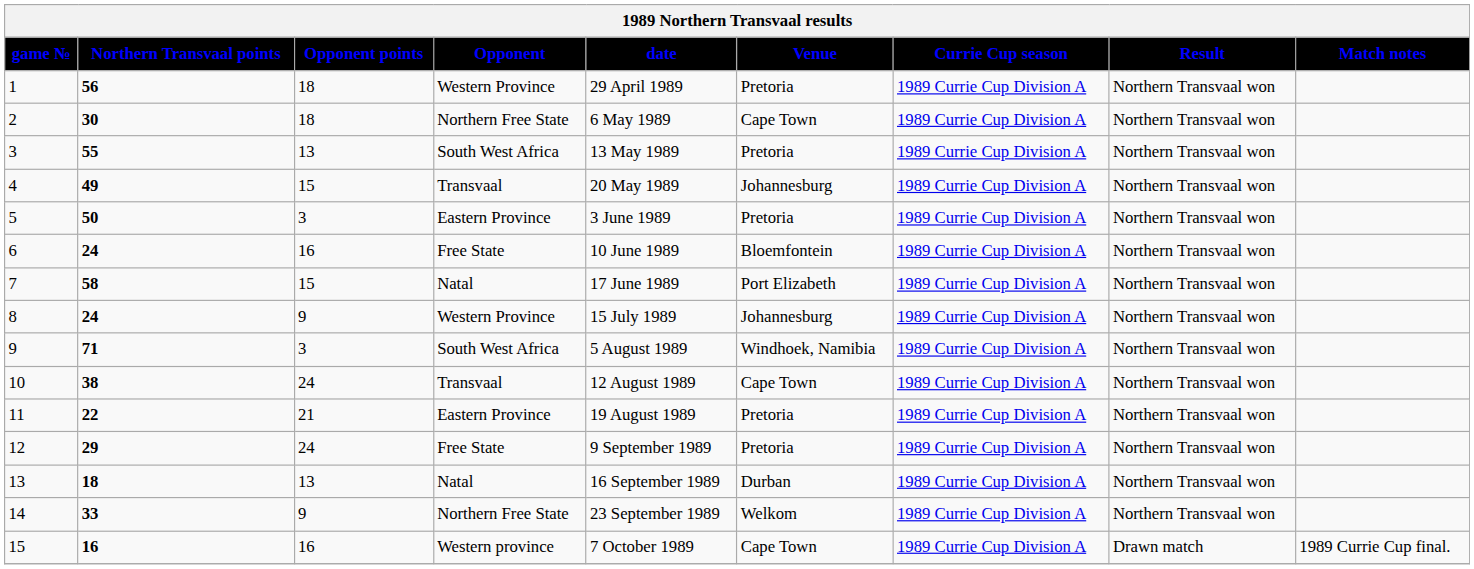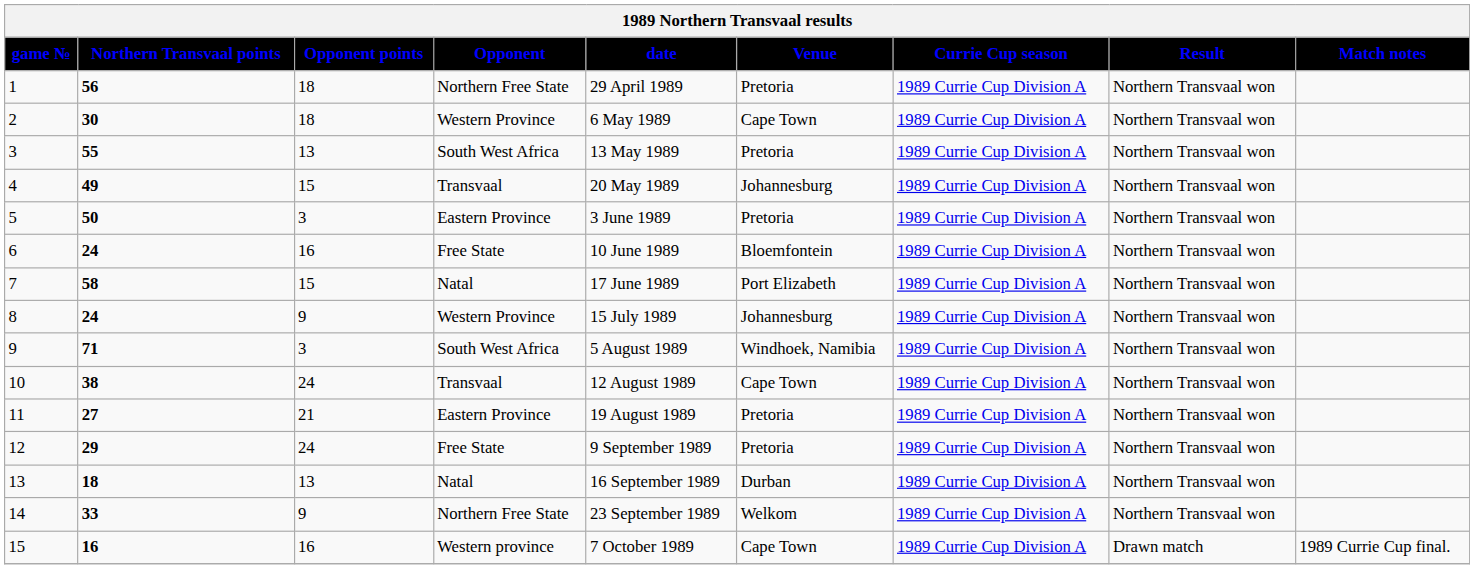(496, 86) Western Province -> (503, 86) Northern Free State
(503, 119) Northern Free State -> (496, 119) Western Province
(90, 415) 22 -> (90, 415) 27
